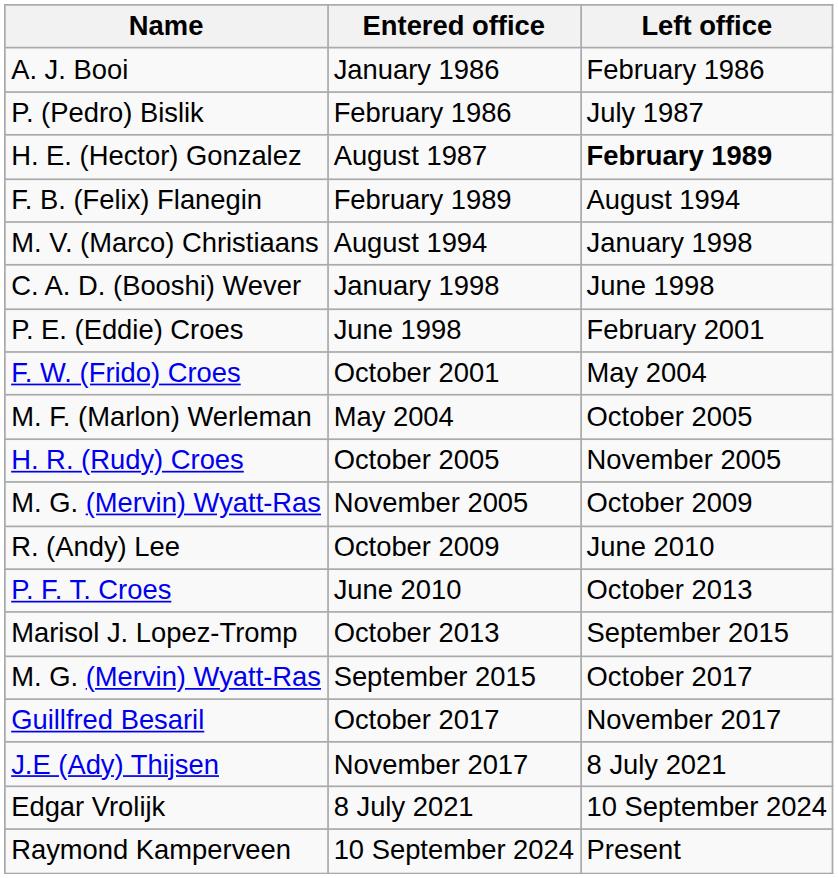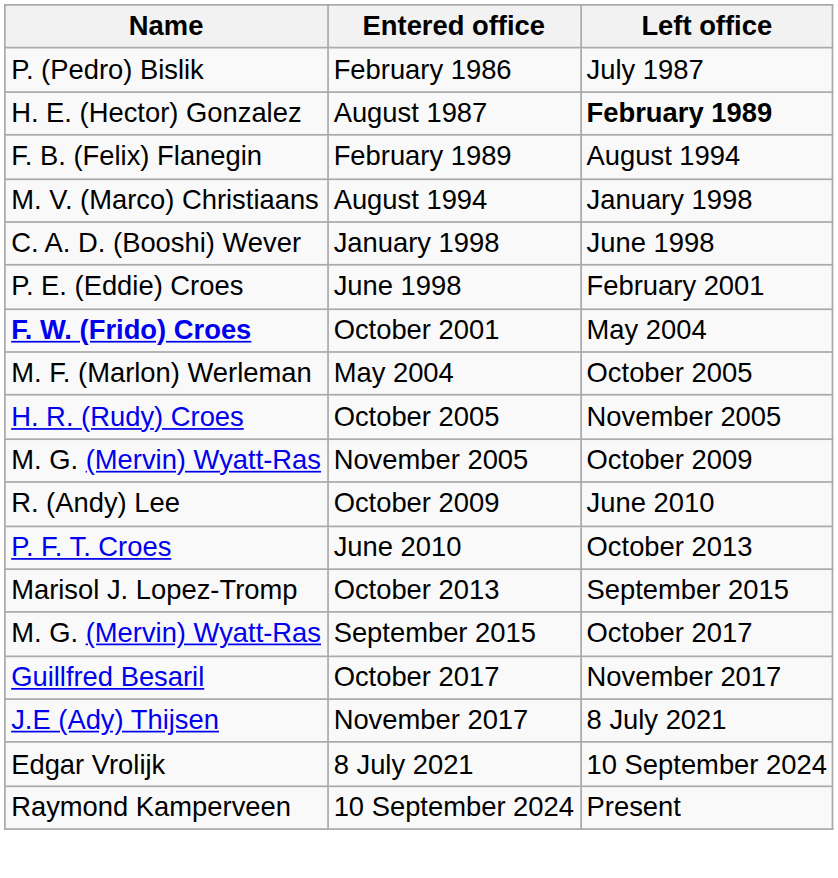- row: (417, 69)
(126, 373) normal -> (131, 329) bold
